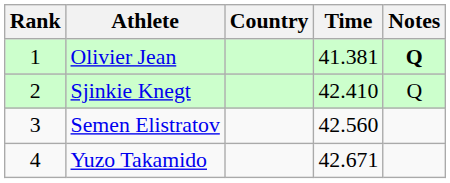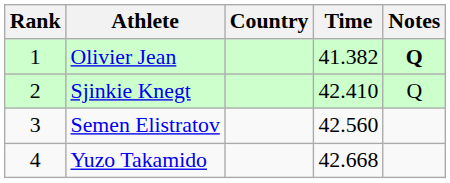(348, 56) 41.381 -> (348, 56) 41.382
(348, 159) 42.671 -> (348, 159) 42.668
